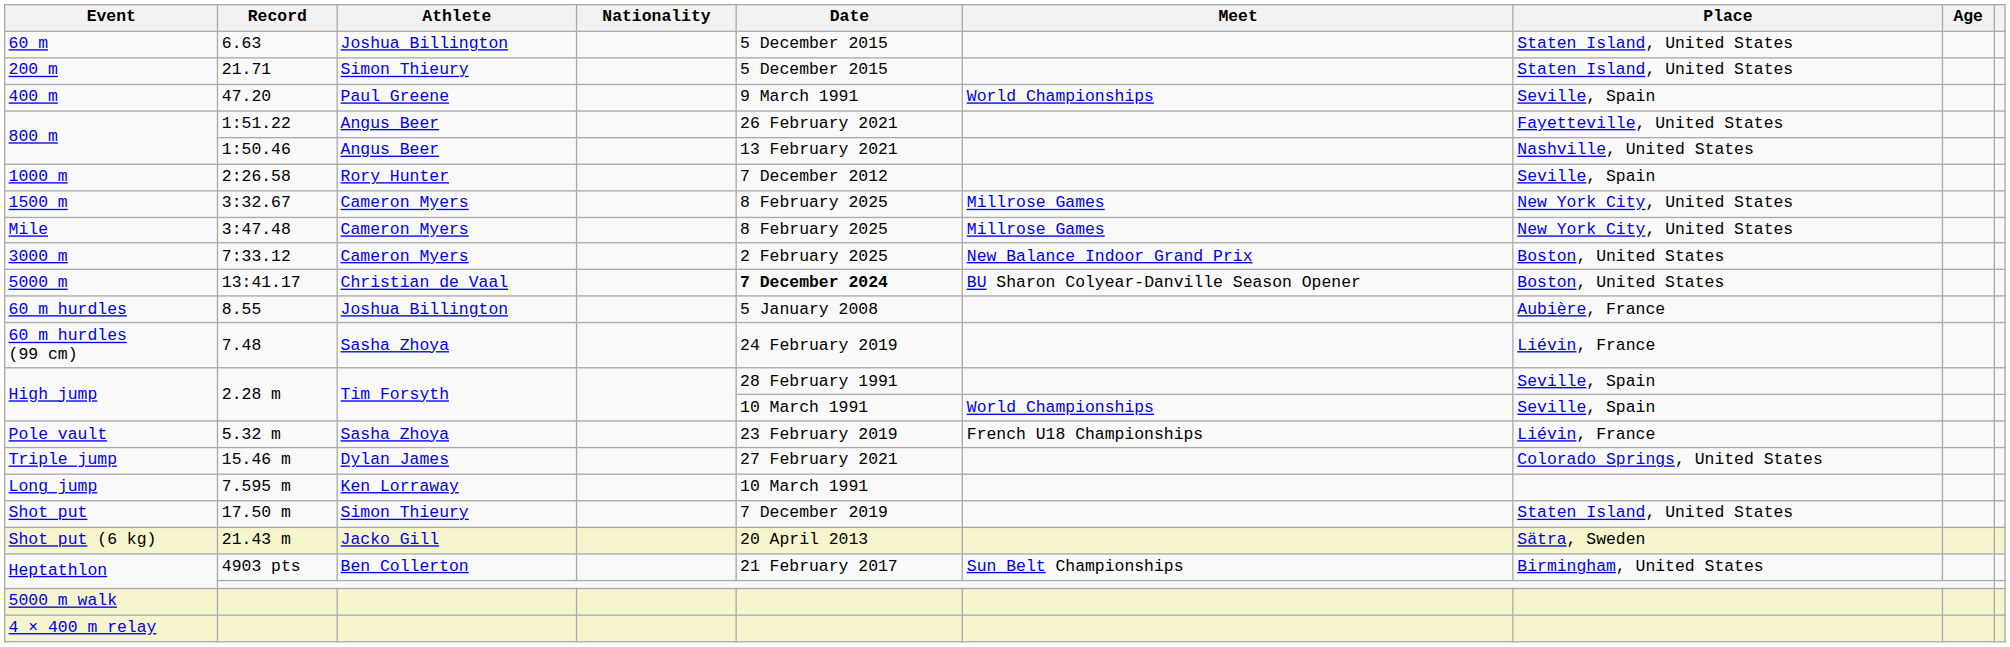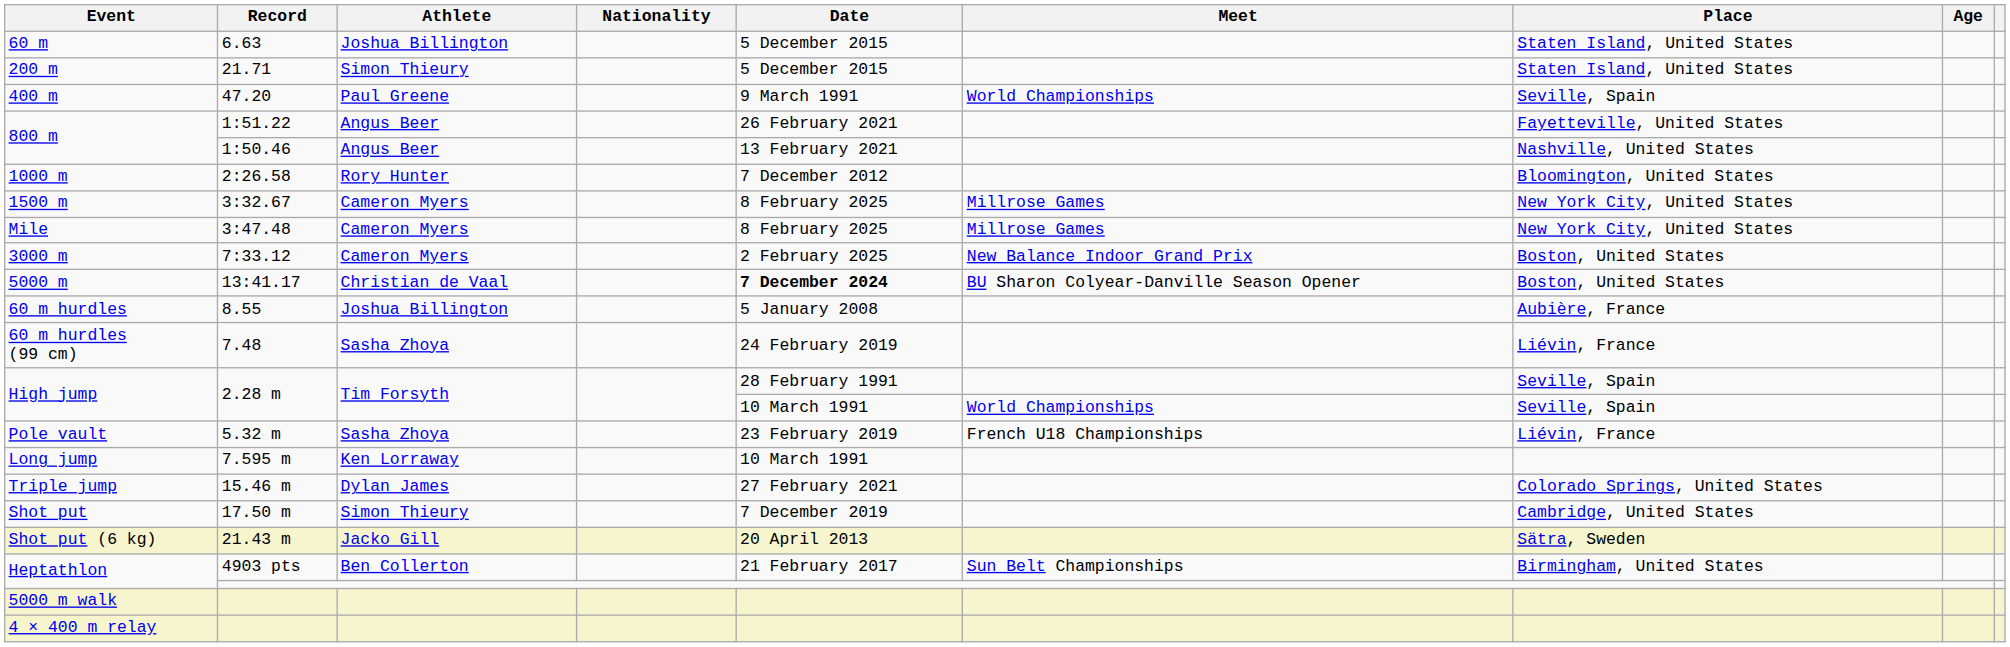(1586, 177) Seville, Spain -> (1645, 177) Bloomington, United States
rows swapped: (53, 488) <-> (63, 461)
(1655, 514) Staten Island, United States -> (1636, 514) Cambridge, United States
